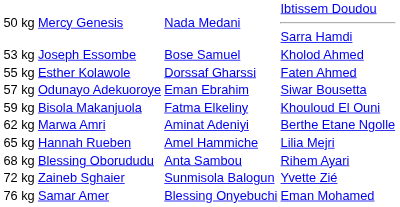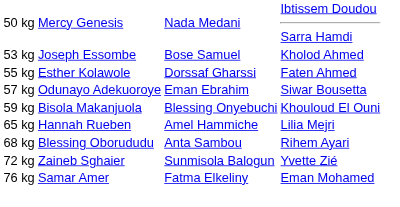(206, 107) Fatma Elkeliny -> (221, 107) Blessing Onyebuchi
- row: (19, 125)
(221, 195) Blessing Onyebuchi -> (206, 178) Fatma Elkeliny
